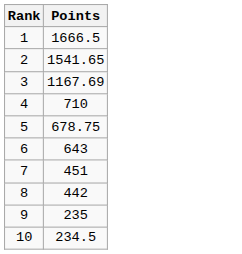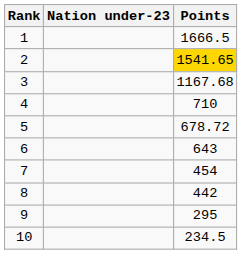+ column: (108, 16)
(76, 60) no background -> (205, 60) gold background
(76, 82) 1167.69 -> (205, 82) 1167.68
(76, 127) 678.75 -> (205, 127) 678.72
(76, 171) 451 -> (205, 171) 454
(76, 216) 235 -> (205, 216) 295
